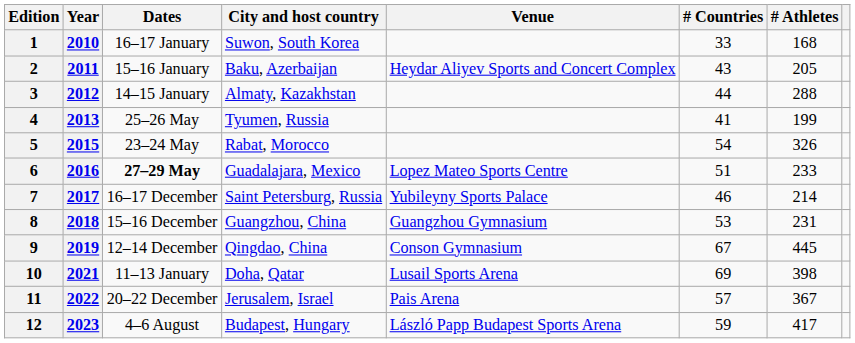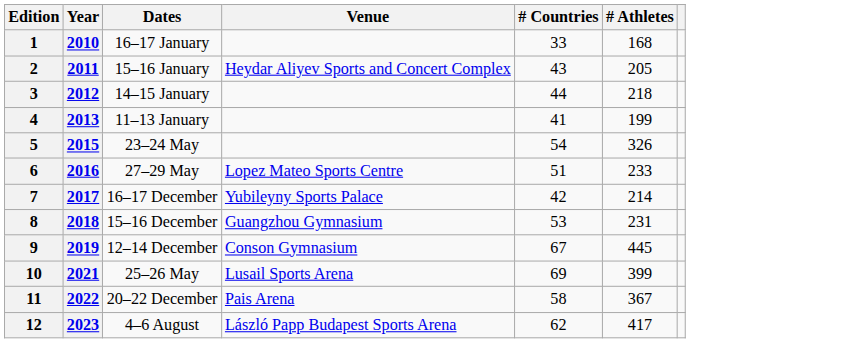- column: (304, 17)
(805, 94) 288 -> (640, 94) 218
(162, 119) 25–26 May -> (162, 119) 11–13 January
(162, 171) bold -> (162, 171) normal
(723, 196) 46 -> (558, 196) 42
(162, 273) 11–13 January -> (162, 273) 25–26 May
(805, 273) 398 -> (640, 273) 399
(723, 299) 57 -> (558, 299) 58
(723, 324) 59 -> (558, 324) 62
